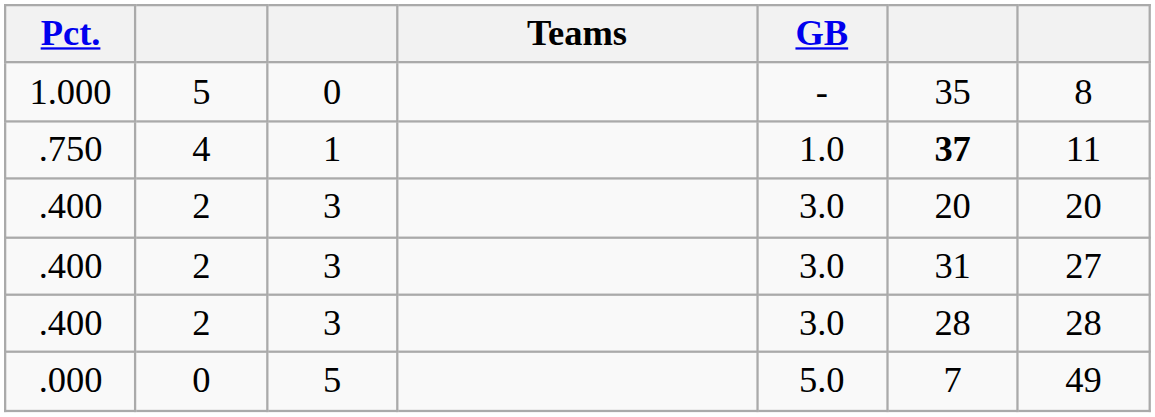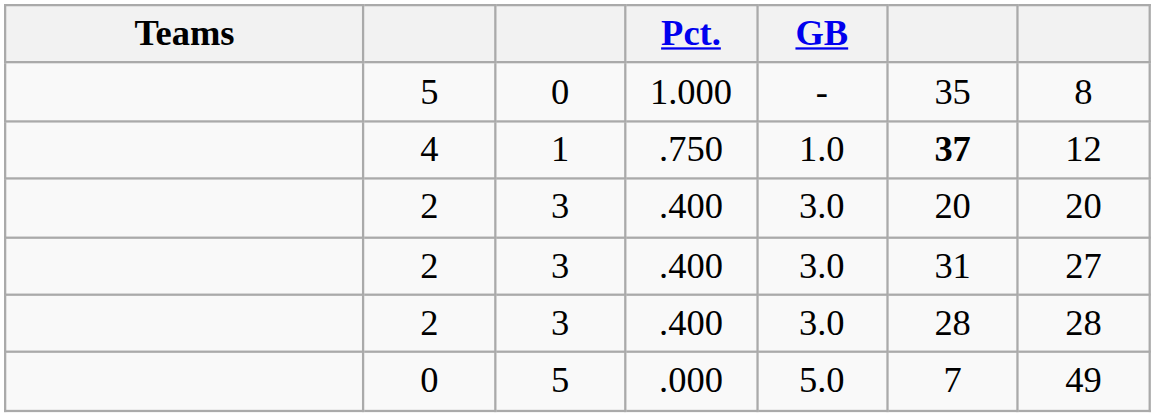columns swapped: (577, 33) <-> (71, 33)
(1083, 149) 11 -> (1083, 149) 12
